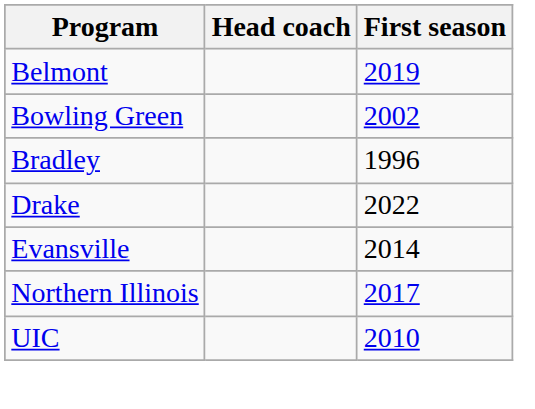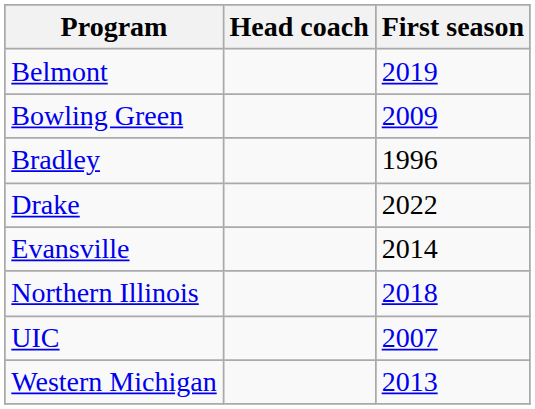(392, 115) 2002 -> (410, 115) 2009
(392, 293) 2017 -> (410, 293) 2018
(392, 337) 2010 -> (410, 337) 2007
+ row: (114, 381)
